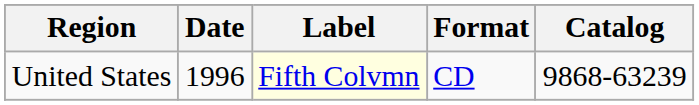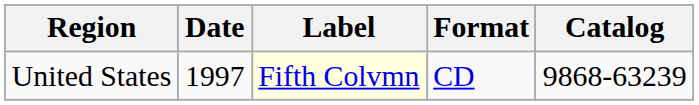(215, 75) 1996 -> (215, 75) 1997
